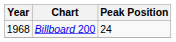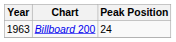(18, 29) 1968 -> (18, 29) 1963
